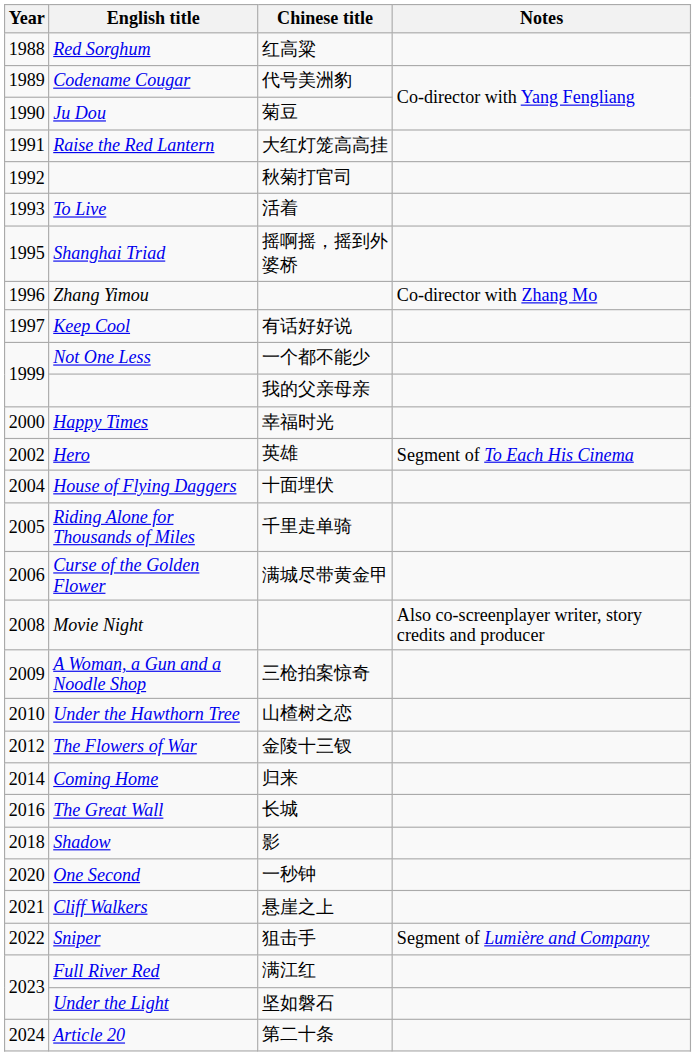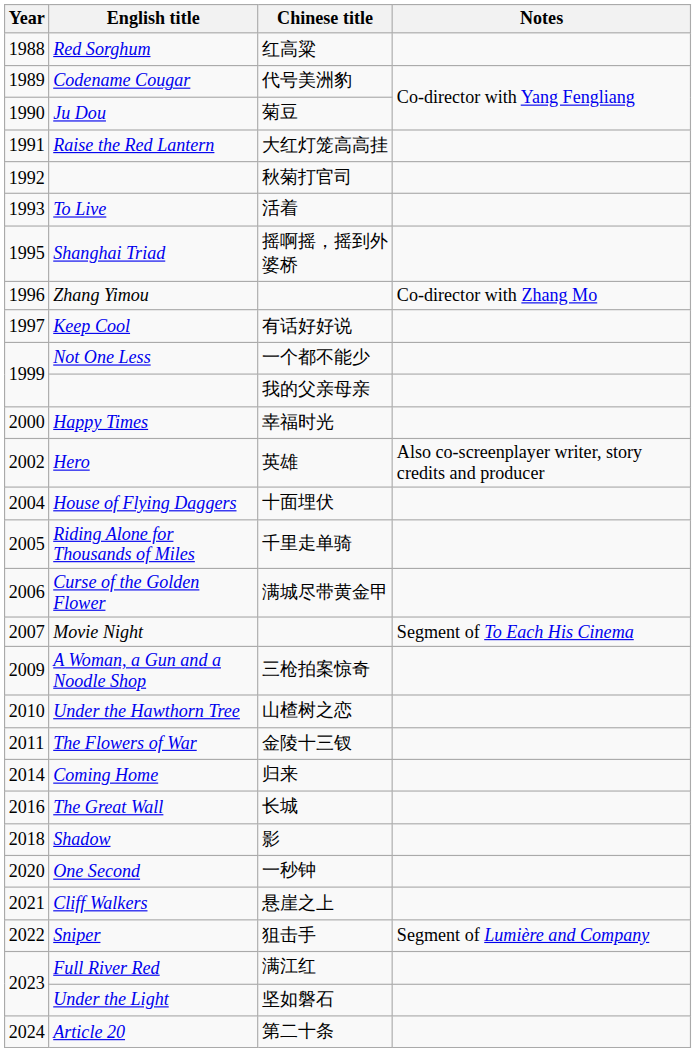(515, 454) Segment of To Each His Cinema -> (519, 462) Also co-screenplayer writer, story credits and producer
(27, 624) 2008 -> (27, 631) 2007
(519, 624) Also co-screenplayer writer, story credits and producer -> (515, 631) Segment of To Each His Cinema
(27, 746) 2012 -> (26, 743) 2011
